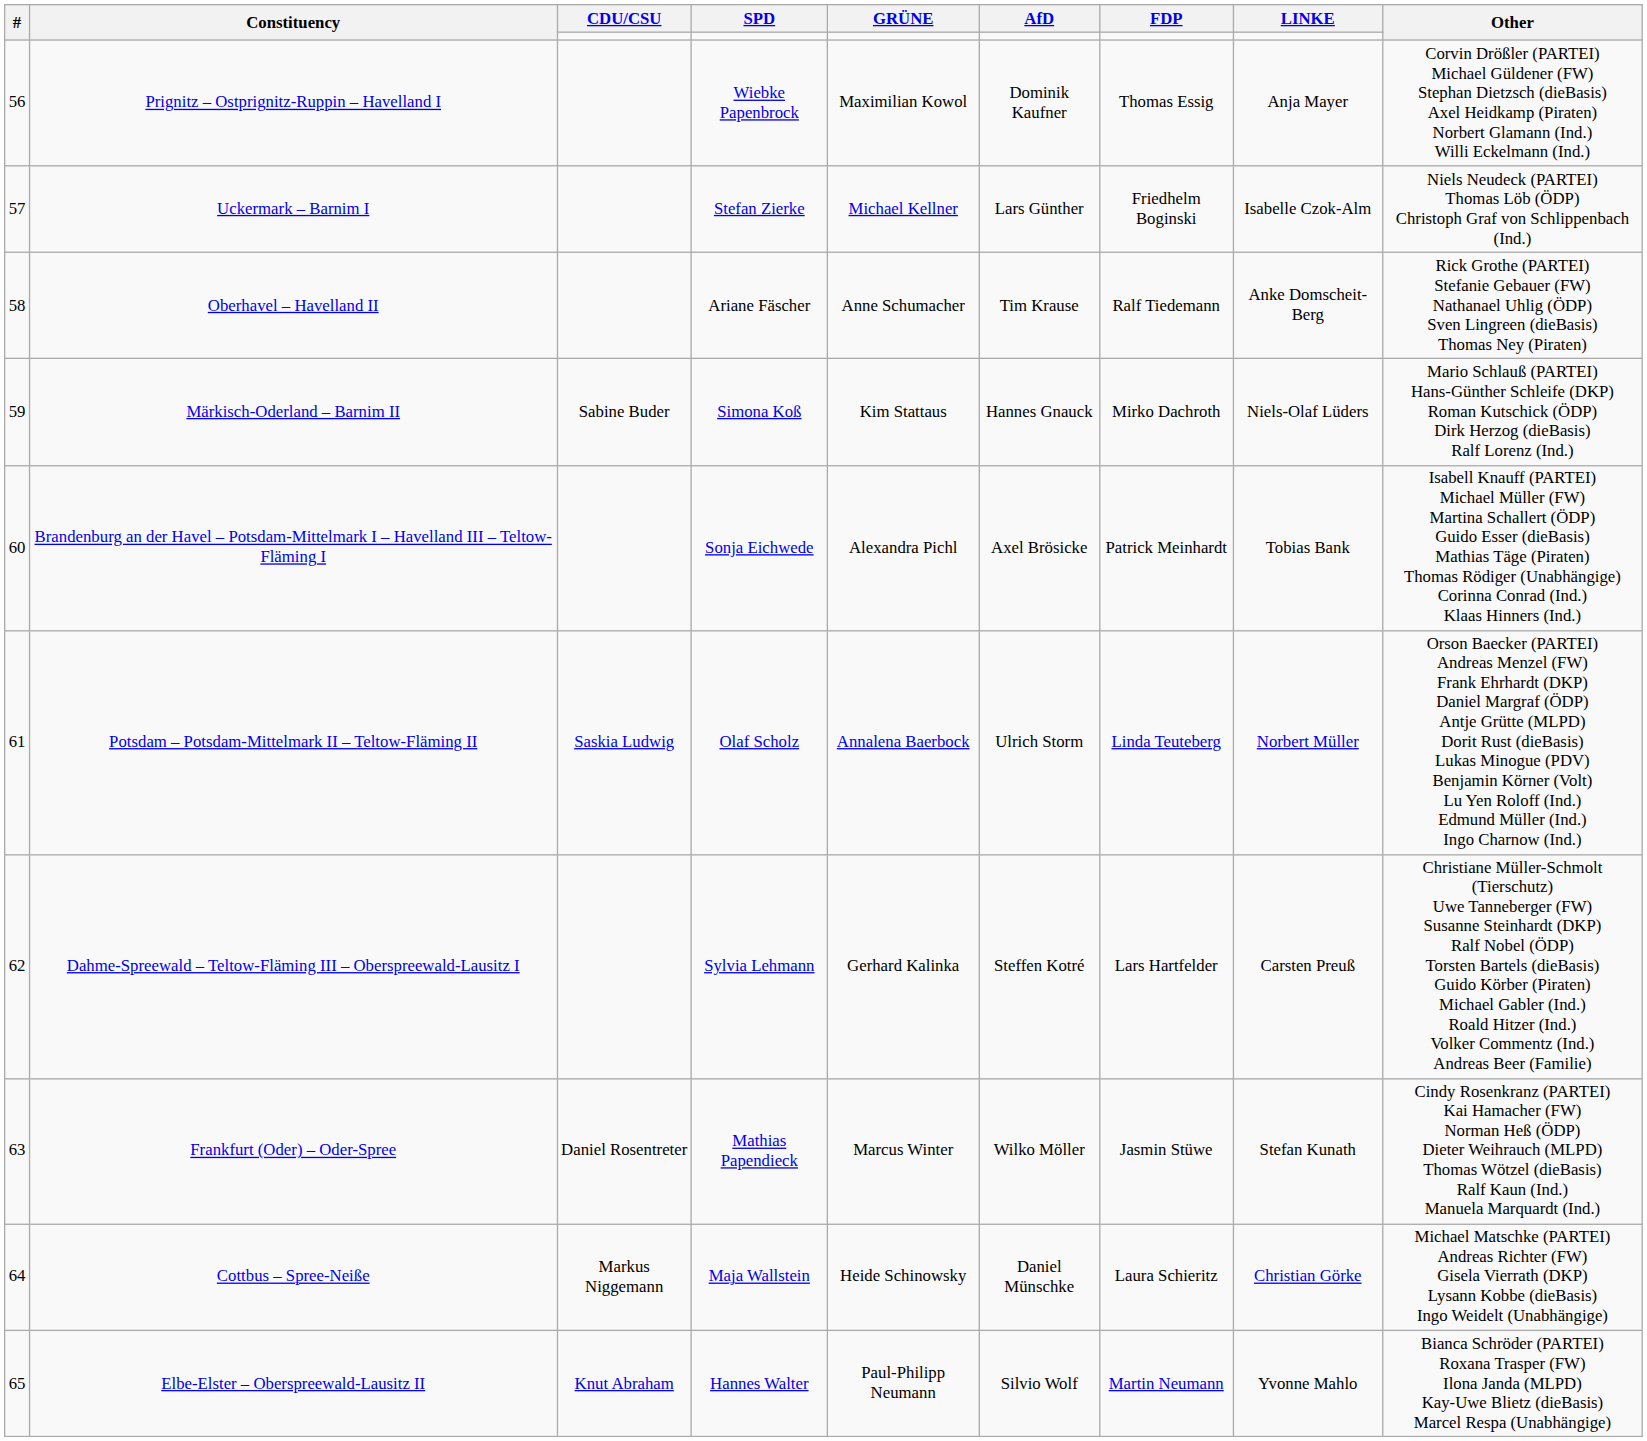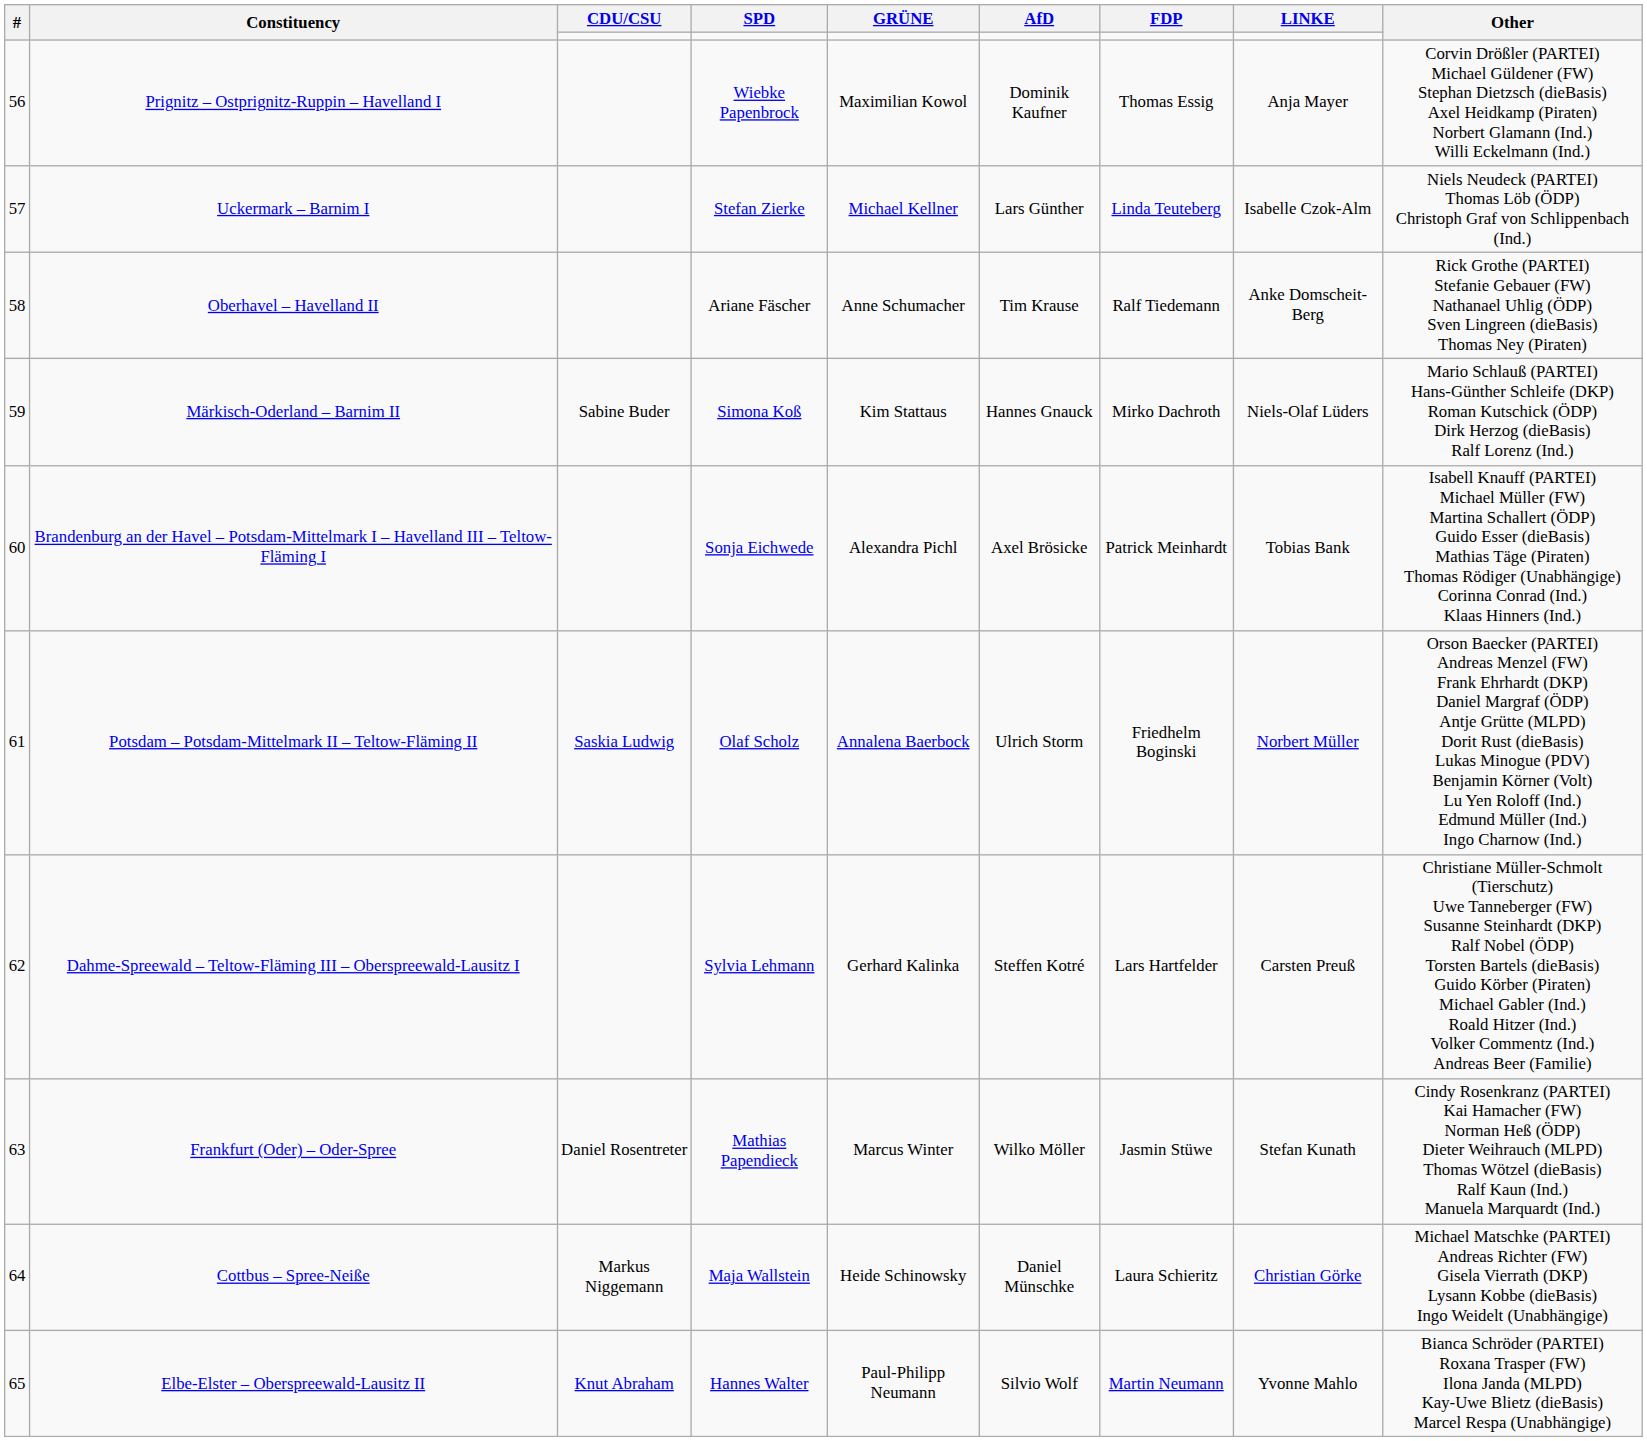(1166, 209) Friedhelm Boginski -> (1166, 209) Linda Teuteberg
(1166, 742) Linda Teuteberg -> (1166, 742) Friedhelm Boginski
